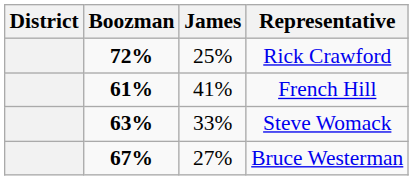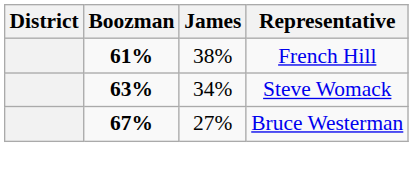- row: (327, 55)
(213, 89) 41% -> (213, 55) 38%
(213, 123) 33% -> (213, 89) 34%
